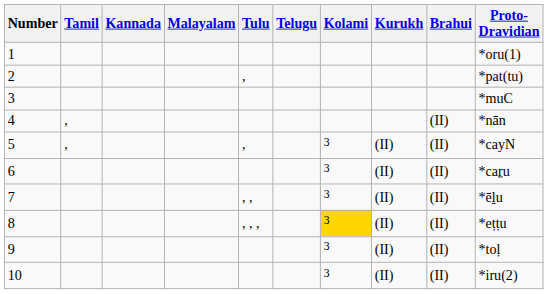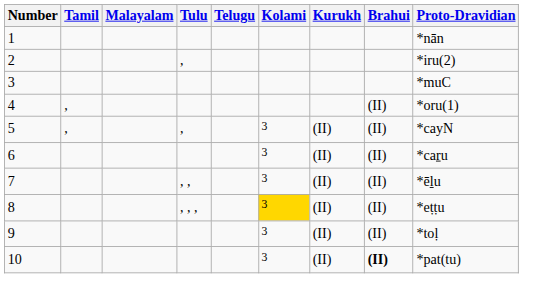- column: (133, 23)
(500, 53) *oru(1) -> (430, 37) *nān
(501, 76) *pat(tu) -> (436, 60) *iru(2)
(492, 120) *nān -> (438, 104) *oru(1)
(439, 275) normal -> (378, 259) bold
(498, 275) *iru(2) -> (439, 259) *pat(tu)
